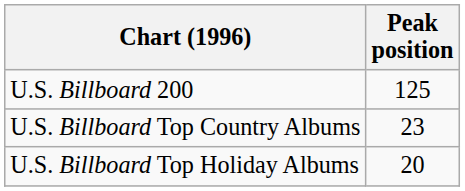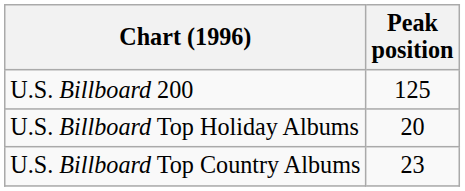rows swapped: (185, 127) <-> (185, 165)
